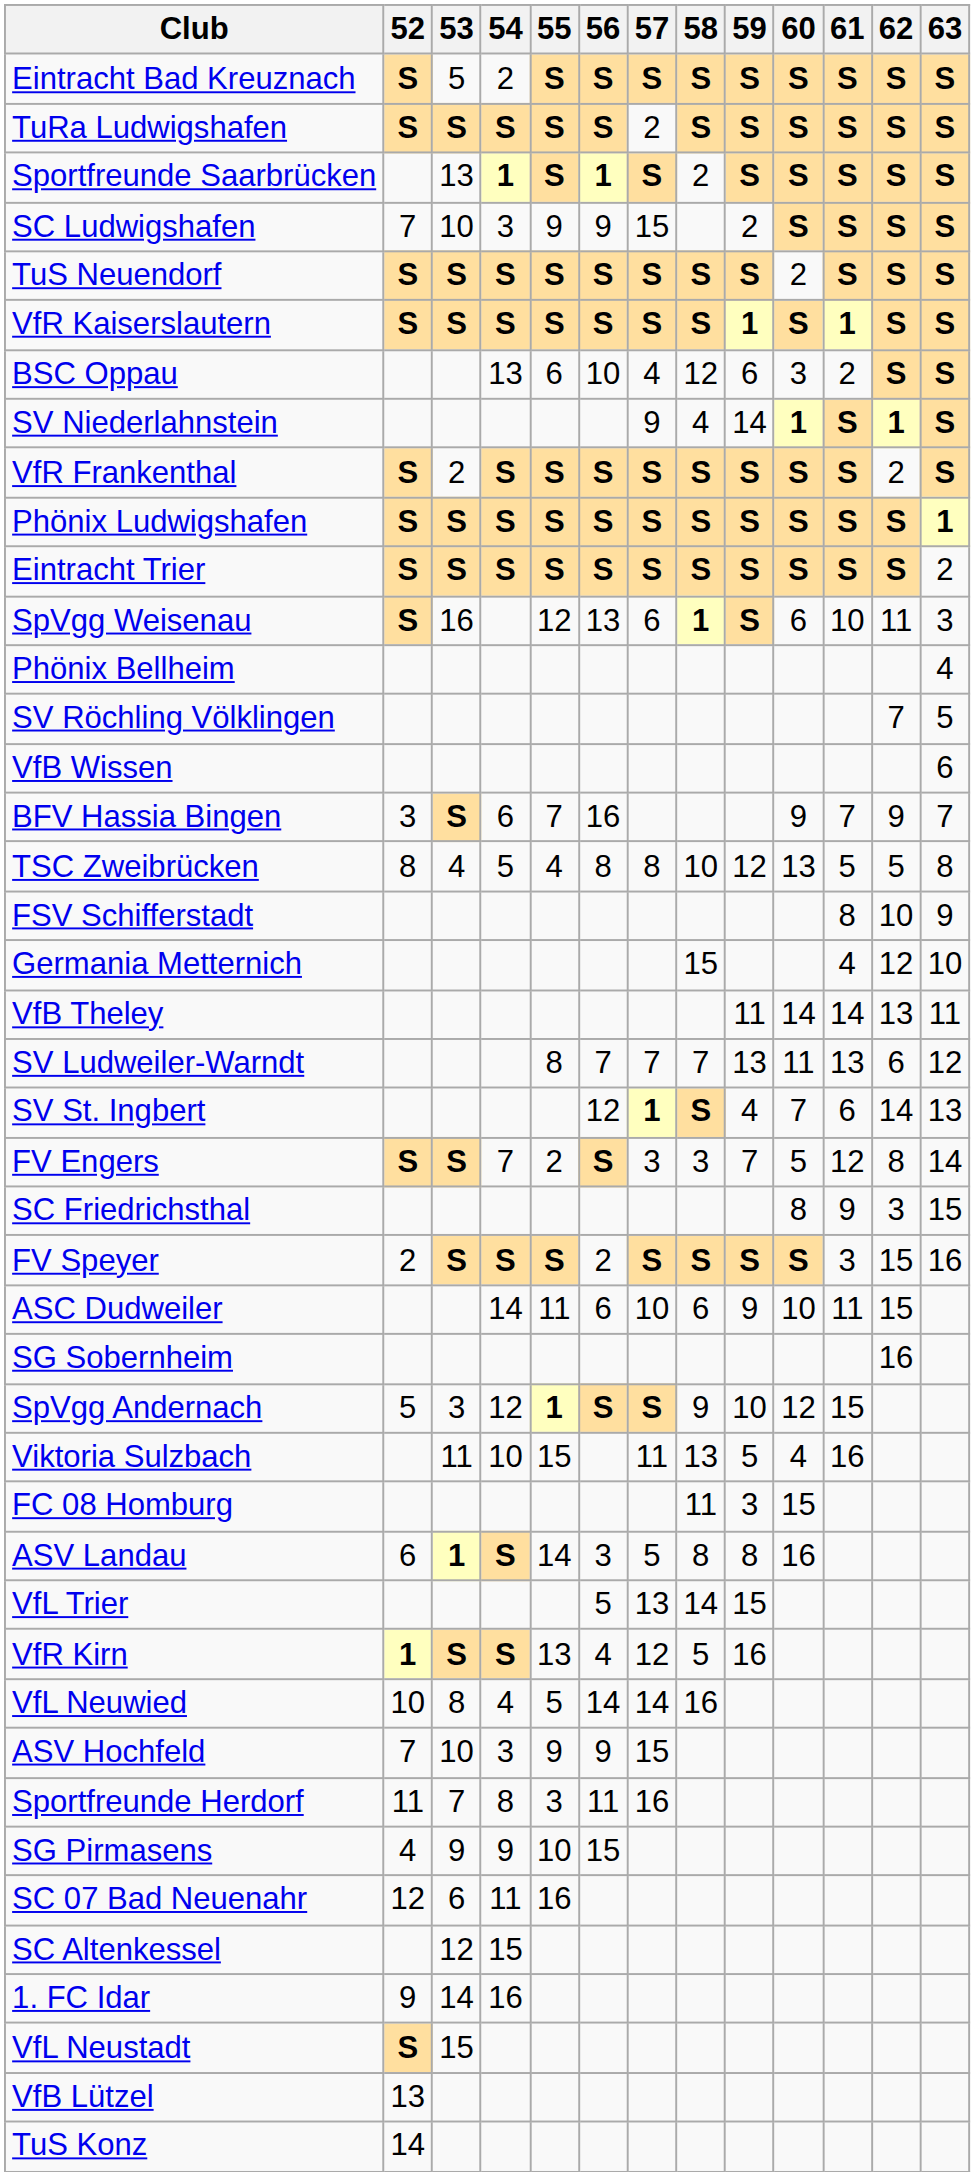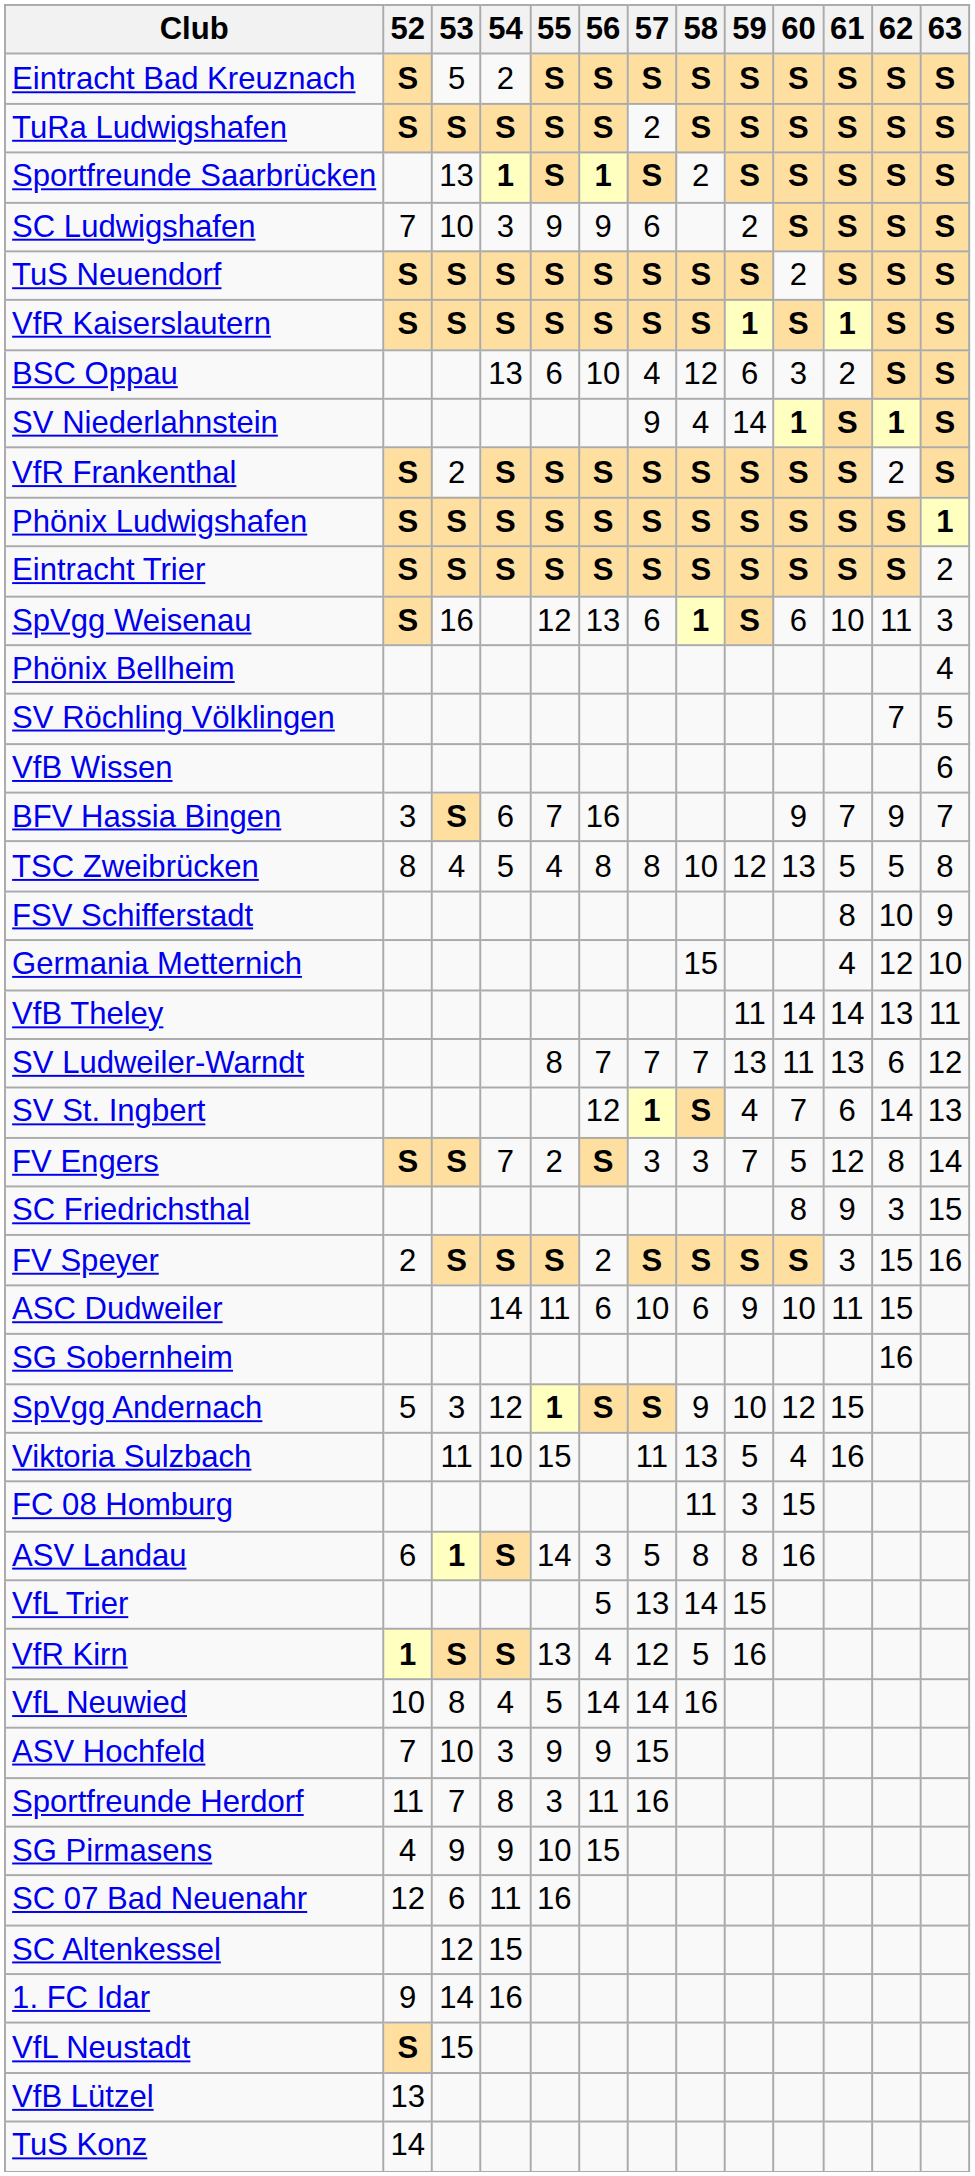(652, 226) 15 -> (652, 226) 6
